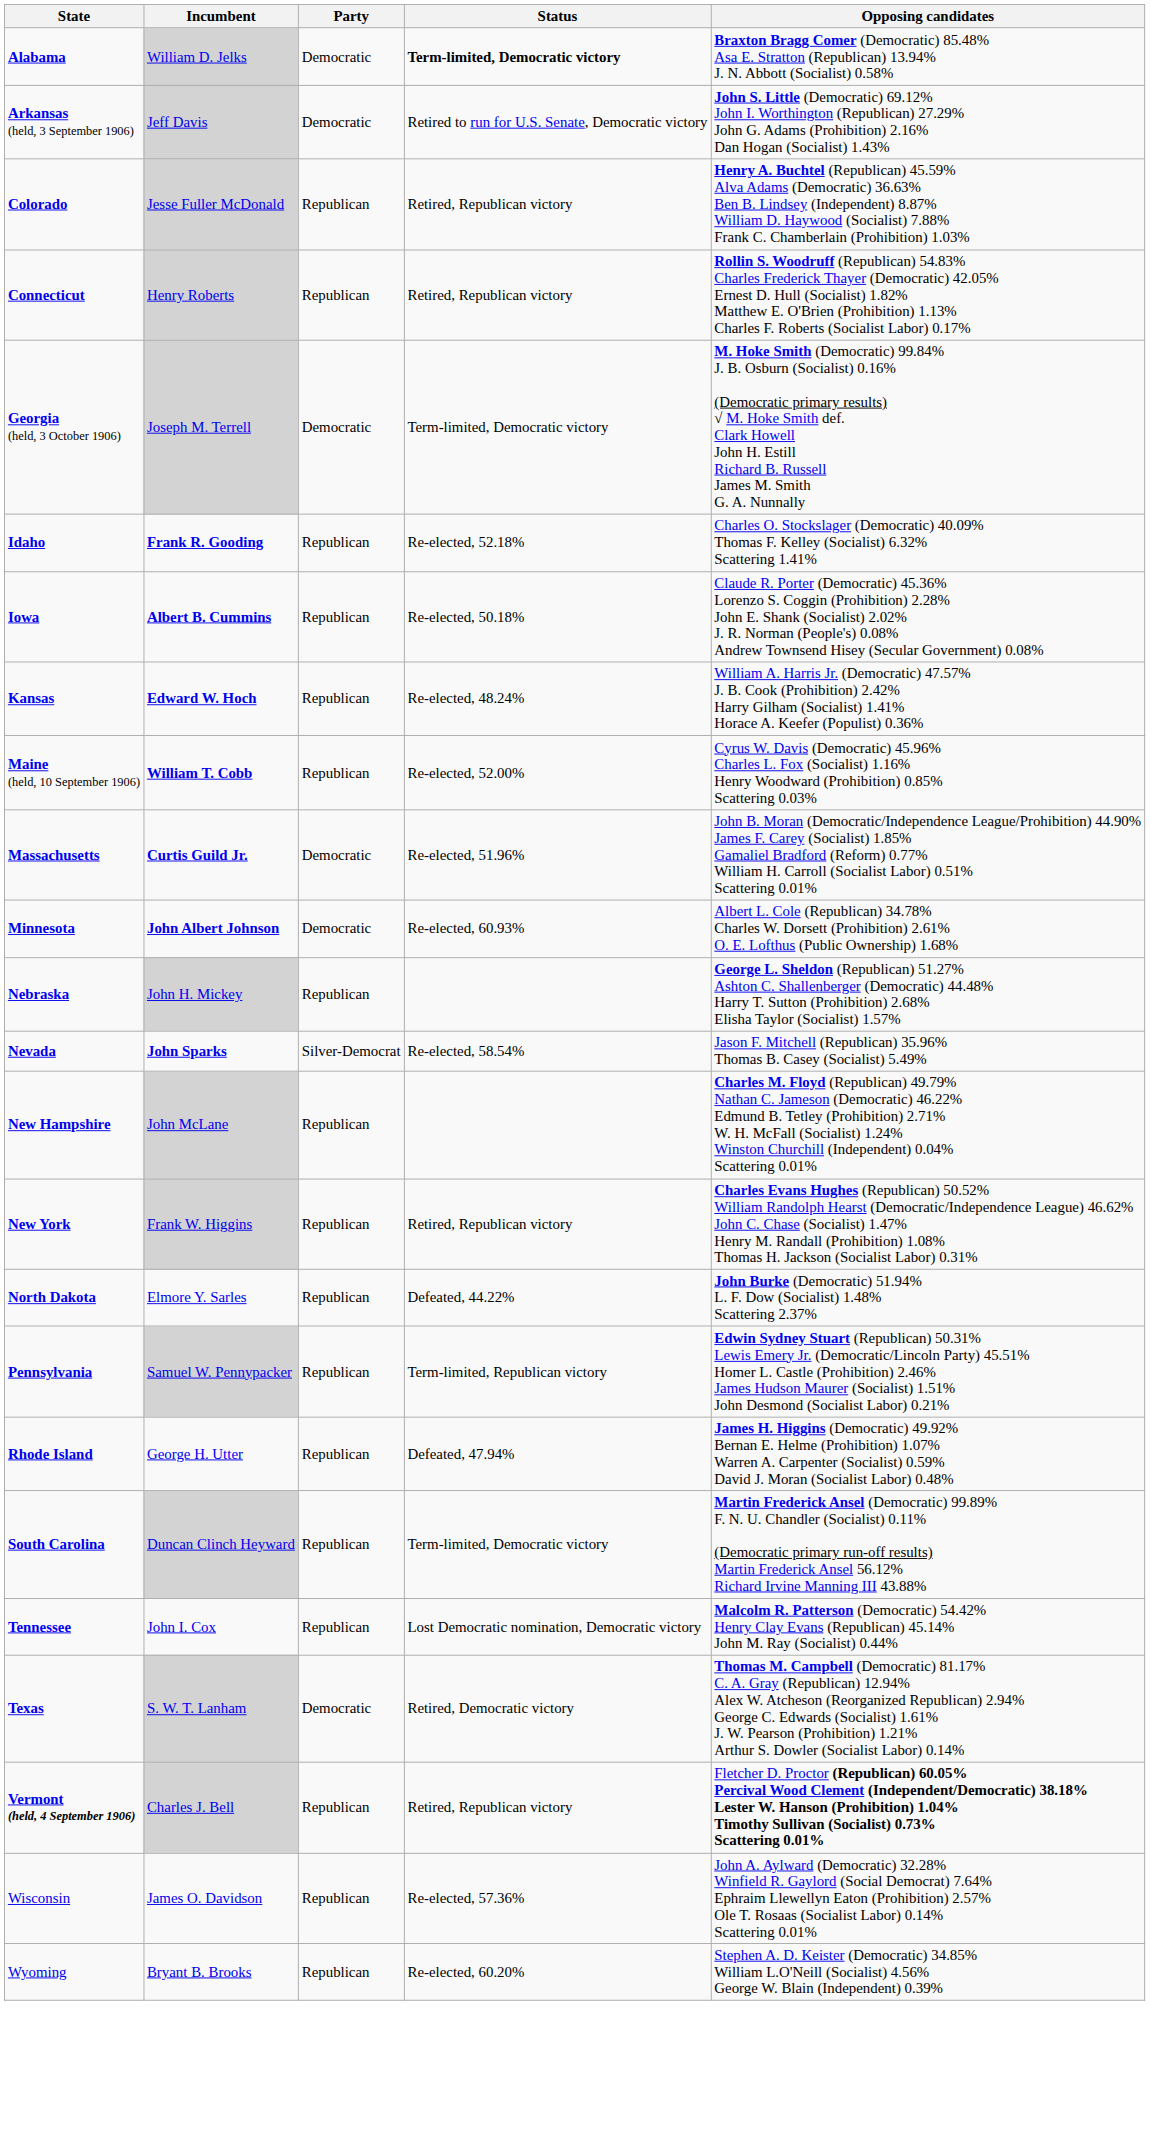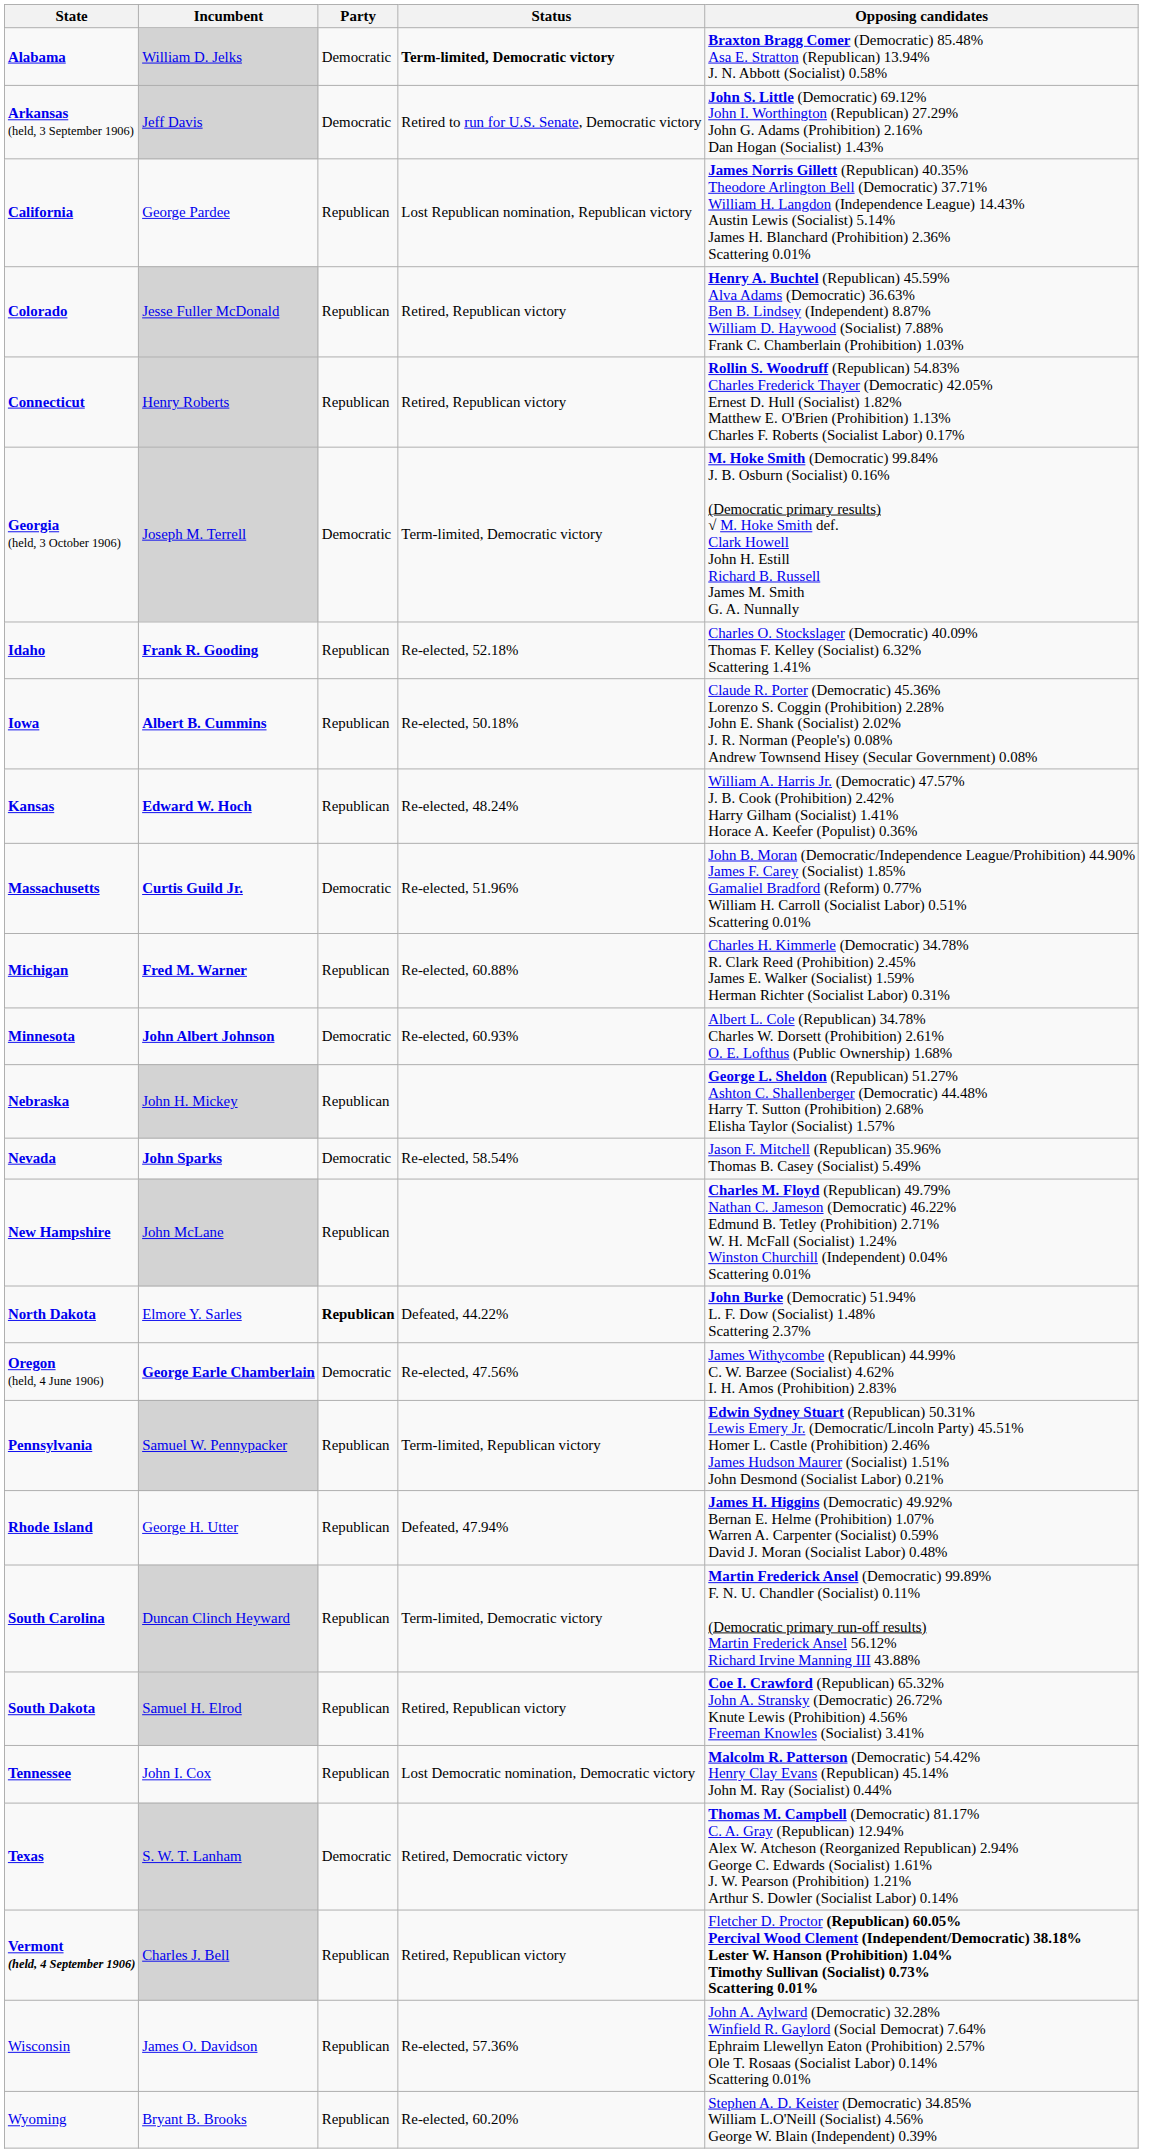+ row: (41, 212)
- row: (74, 772)
+ row: (38, 970)
(351, 1051) Silver-Democrat -> (356, 1158) Democratic
- row: (39, 1224)
(336, 1297) normal -> (358, 1314) bold
+ row: (56, 1371)
+ row: (52, 1708)
